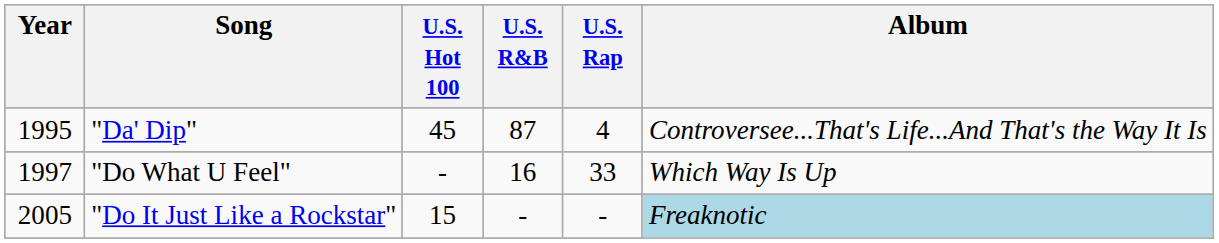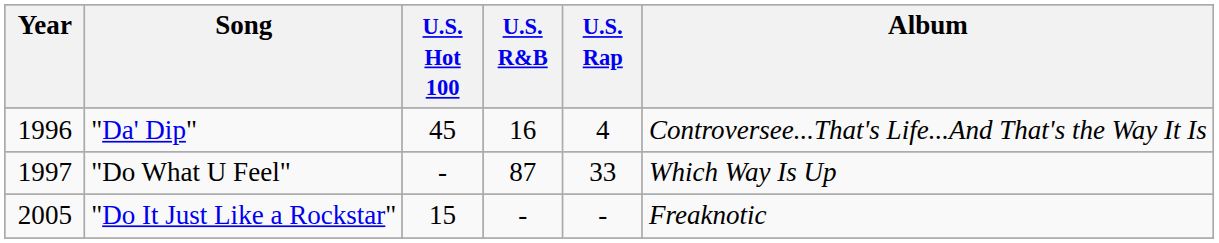(45, 129) 1995 -> (45, 129) 1996
(523, 129) 87 -> (523, 129) 16
(523, 172) 16 -> (523, 172) 87
(708, 215) lightblue background -> (708, 215) no background
